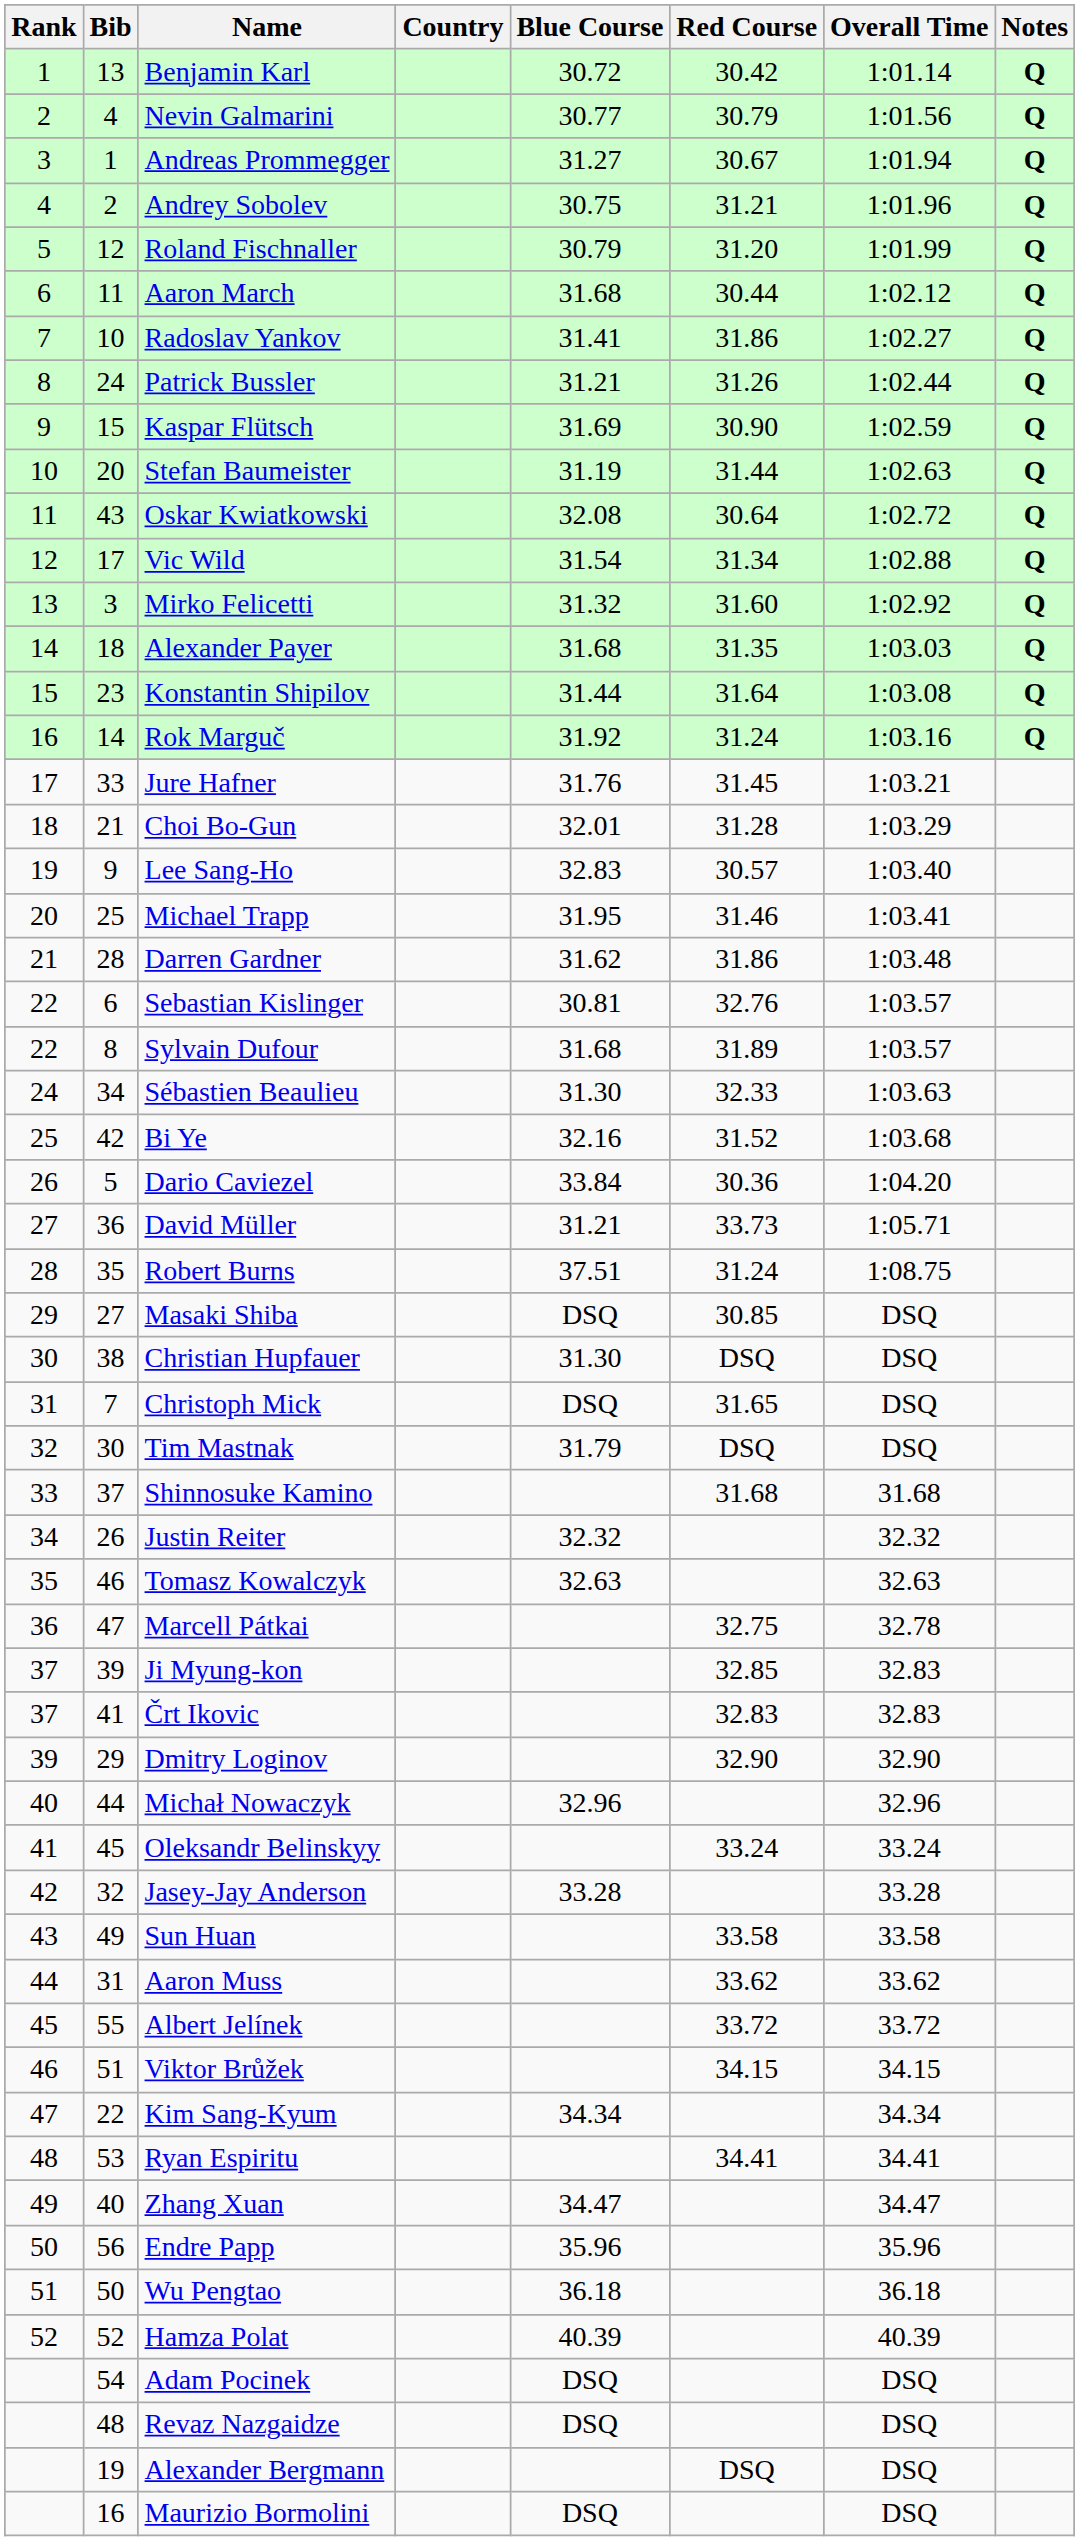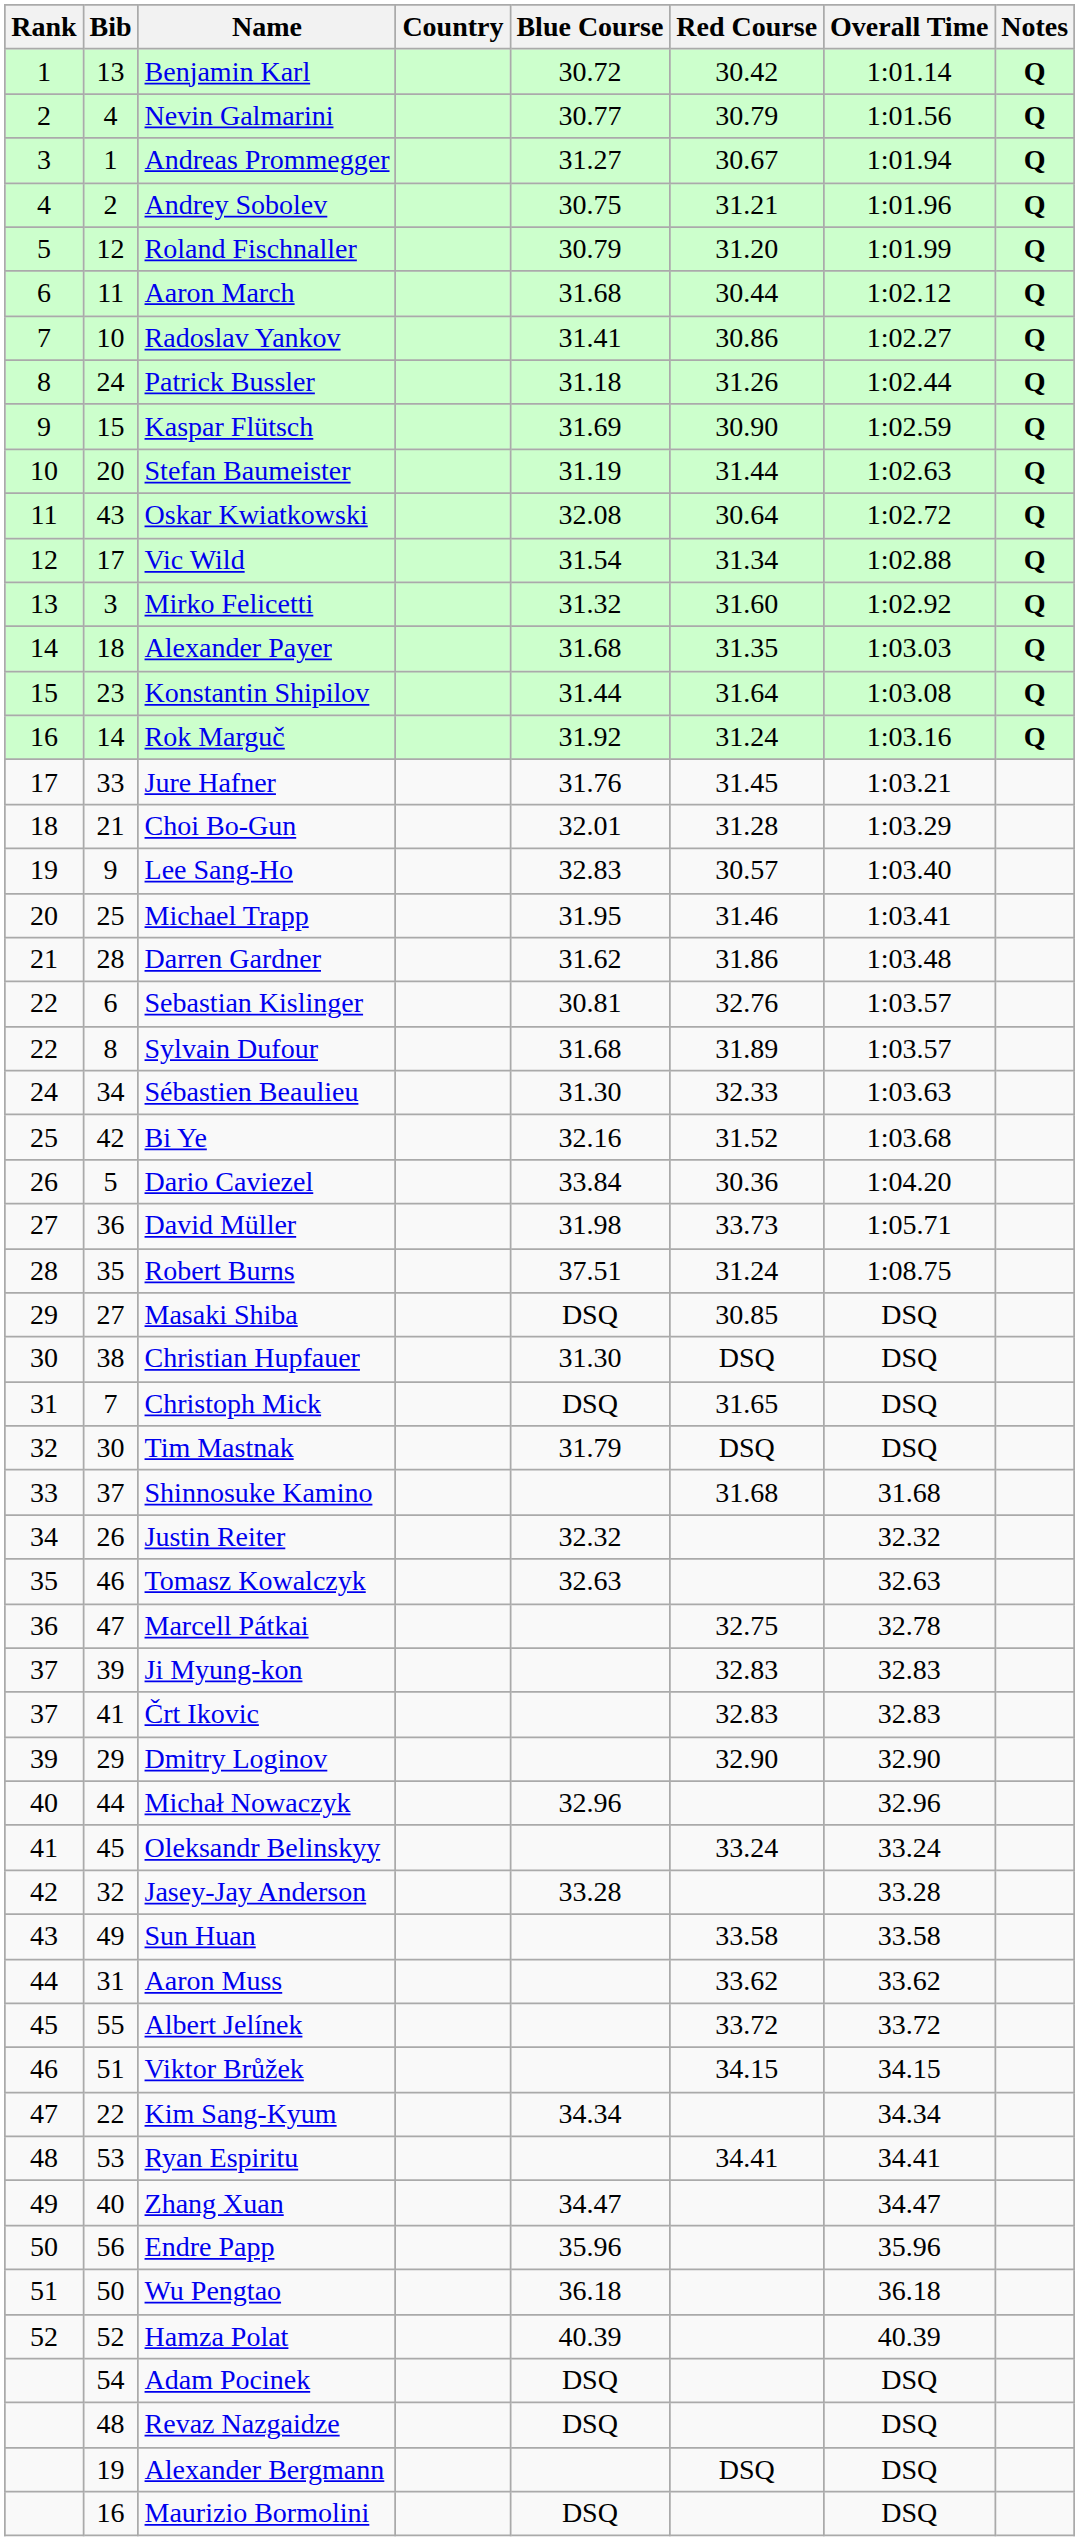(747, 337) 31.86 -> (747, 337) 30.86
(590, 381) 31.21 -> (590, 381) 31.18
(590, 1225) 31.21 -> (590, 1225) 31.98
(747, 1669) 32.85 -> (747, 1669) 32.83
